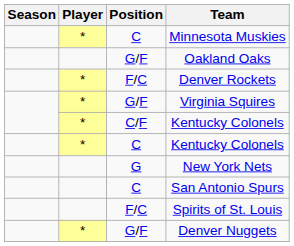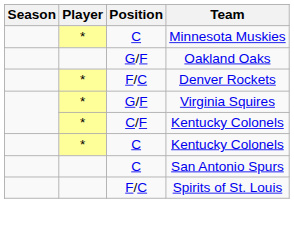- row: (136, 166)
- row: (136, 230)
